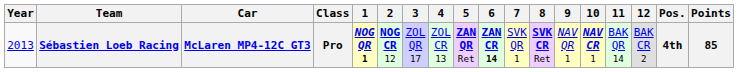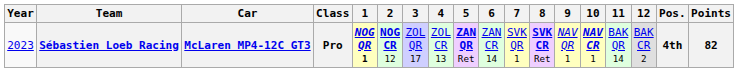(21, 45) 2013 -> (21, 45) 2023
(492, 45) bold -> (492, 45) normal
(711, 45) 85 -> (711, 45) 82
